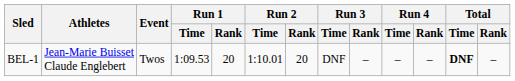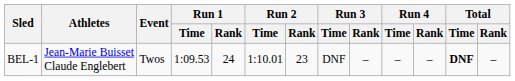(228, 59) 20 -> (228, 59) 24
(302, 59) 20 -> (302, 59) 23
